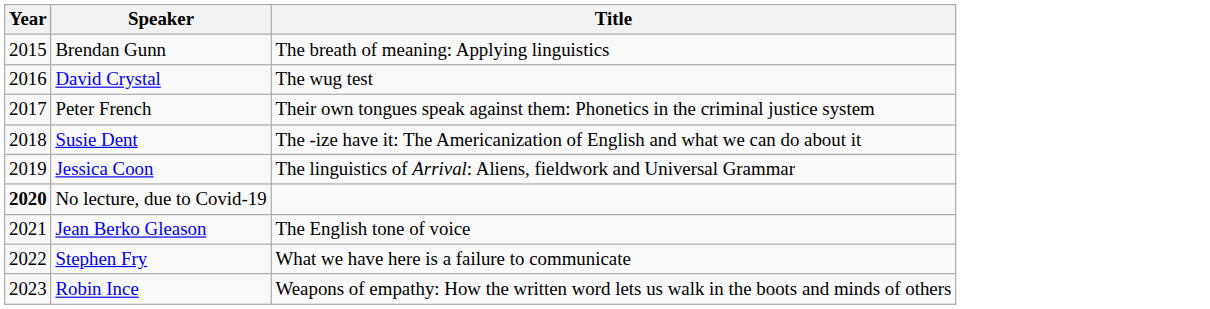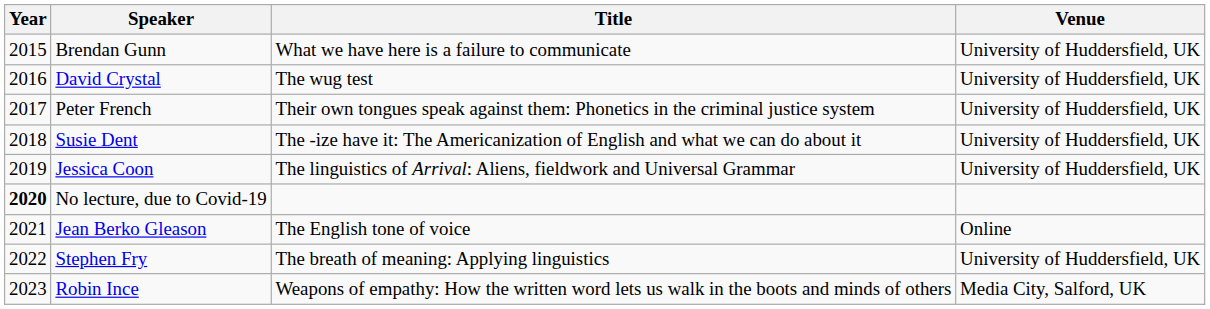+ column: (1080, 19)
(442, 49) The breath of meaning: Applying linguistics -> (453, 49) What we have here is a failure to communicate
(453, 259) What we have here is a failure to communicate -> (442, 259) The breath of meaning: Applying linguistics
